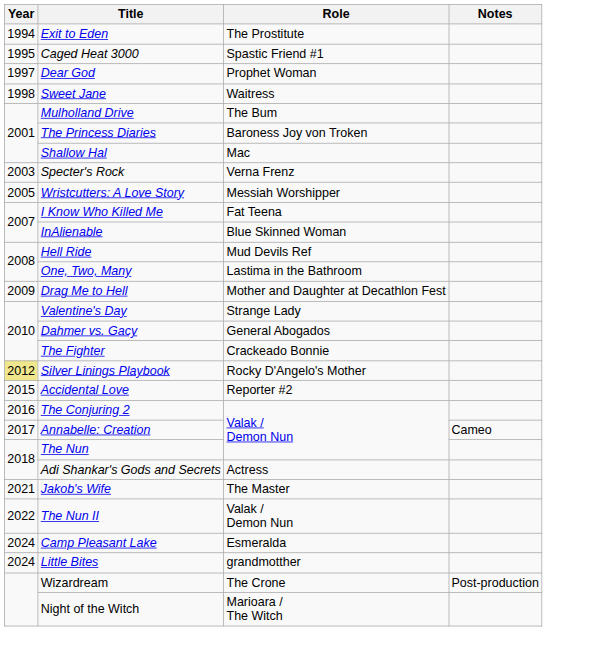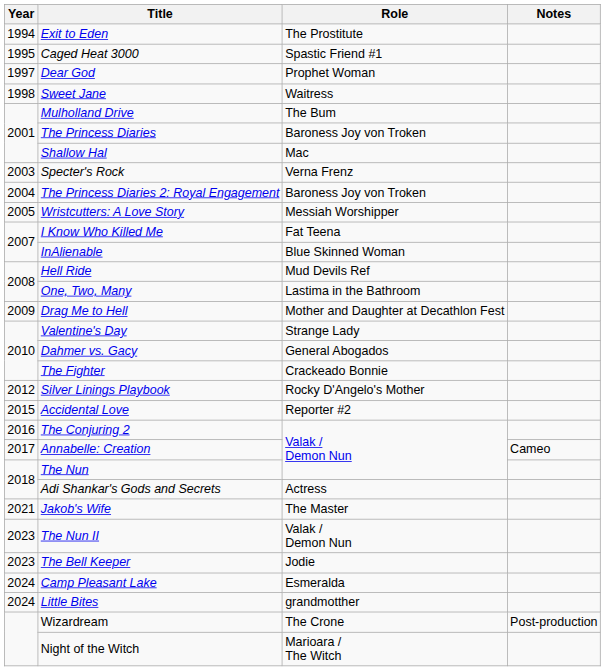+ row: (160, 192)
(21, 370) khaki background -> (21, 390) no background
(21, 516) 2022 -> (21, 536) 2023
+ row: (86, 562)
